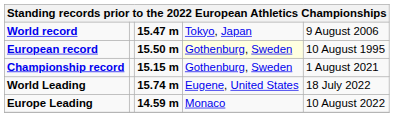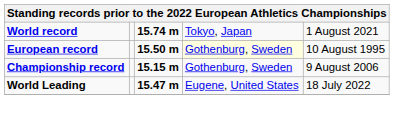(158, 31) 15.47 m -> (158, 31) 15.74 m
(342, 31) 9 August 2006 -> (342, 31) 1 August 2021
(342, 67) 1 August 2021 -> (342, 67) 9 August 2006
(158, 85) 15.74 m -> (158, 85) 15.47 m
- row: (50, 103)
